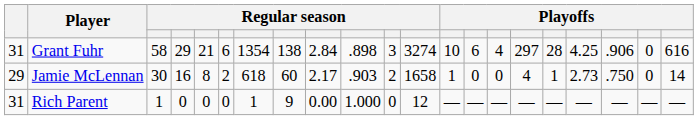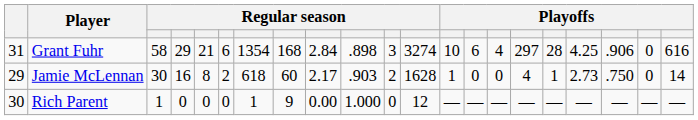(289, 50) 138 -> (289, 50) 168
(420, 76) 1658 -> (420, 76) 1628
(16, 101) 31 -> (16, 101) 30
